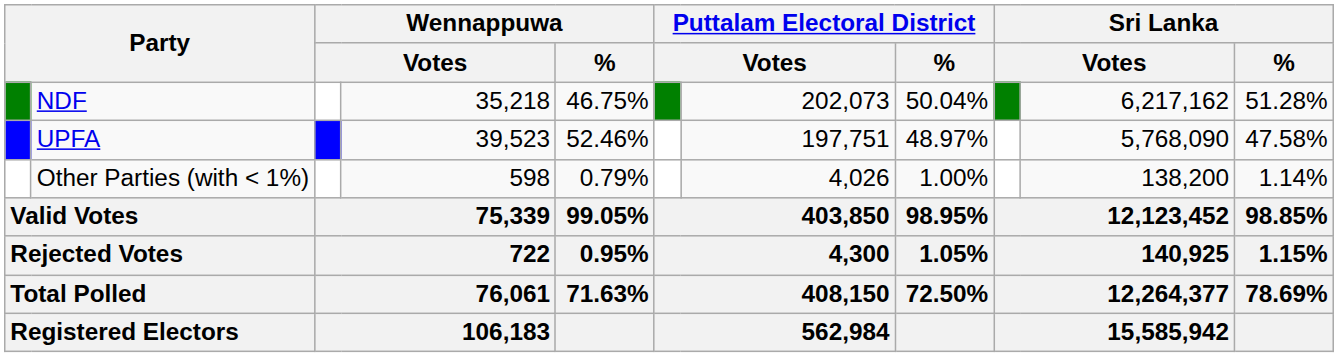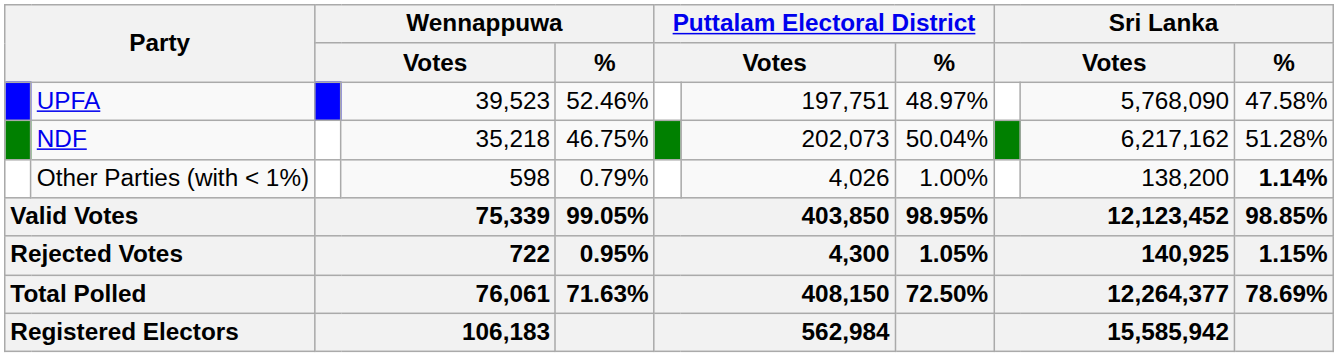rows swapped: (69, 139) <-> (62, 100)
(1293, 178) normal -> (1293, 178) bold
